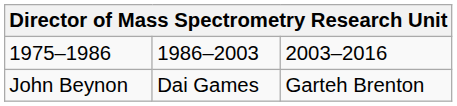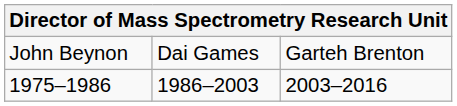rows swapped: (60, 52) <-> (69, 85)
